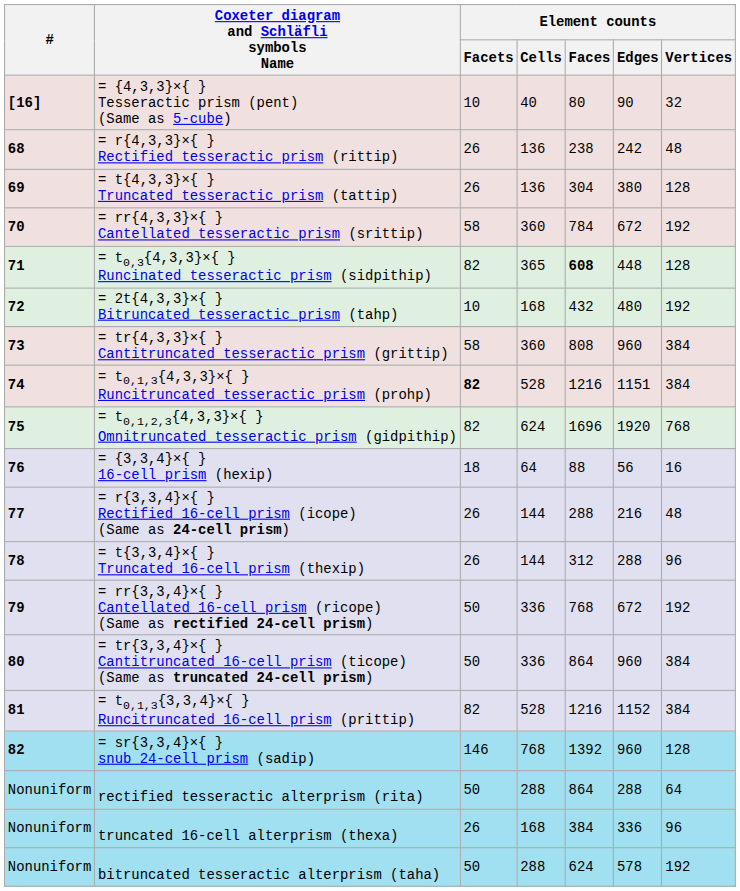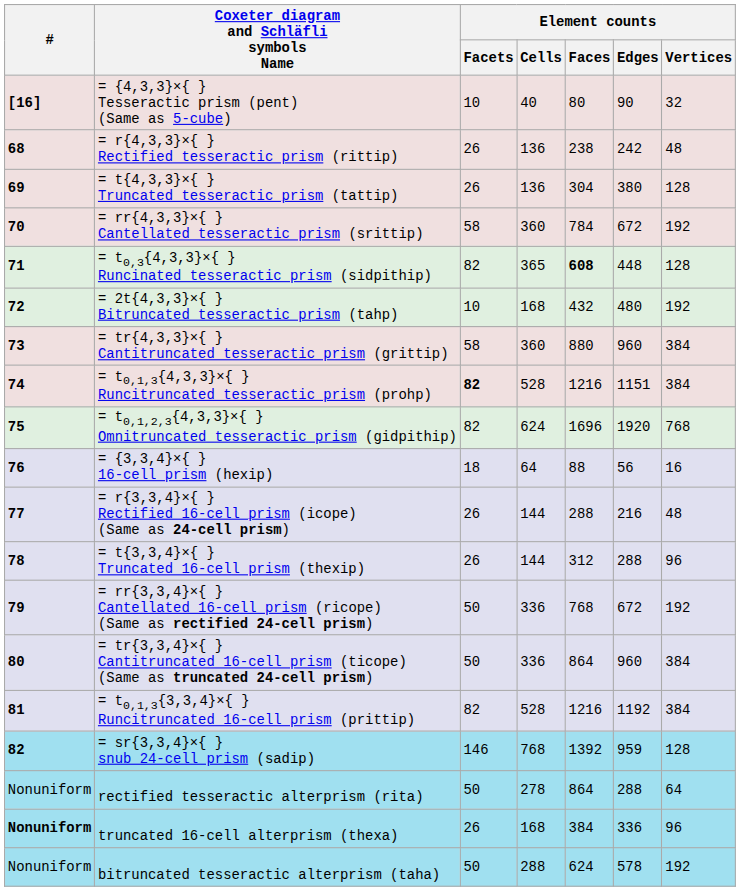(581, 346) 808 -> (581, 346) 880
(634, 711) 1152 -> (634, 711) 1192
(629, 751) 960 -> (629, 751) 959
(533, 790) 288 -> (533, 790) 278
(50, 828) normal -> (50, 828) bold
